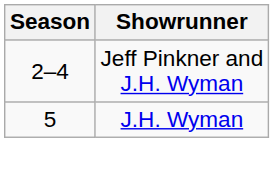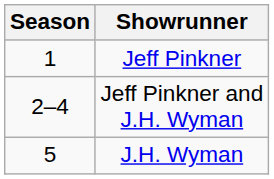+ row: (182, 58)
